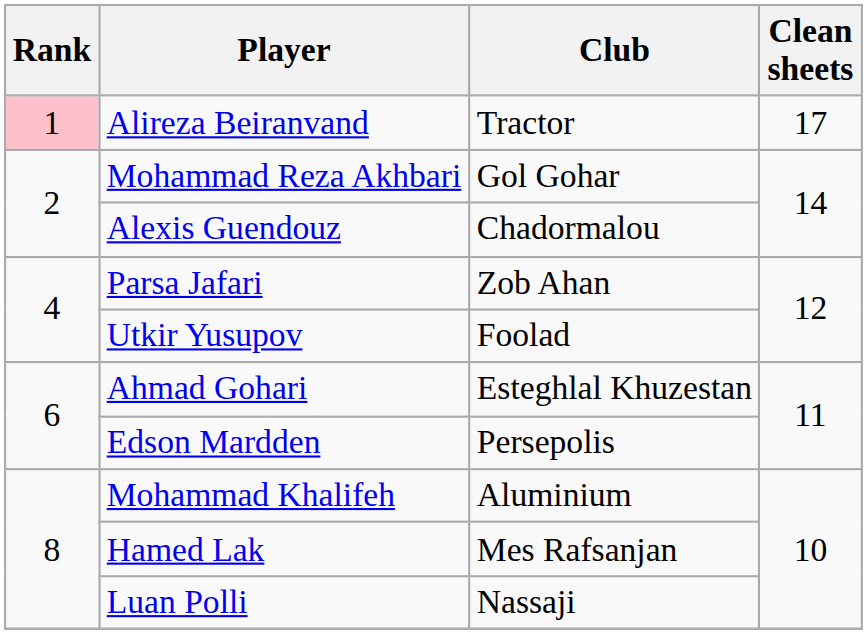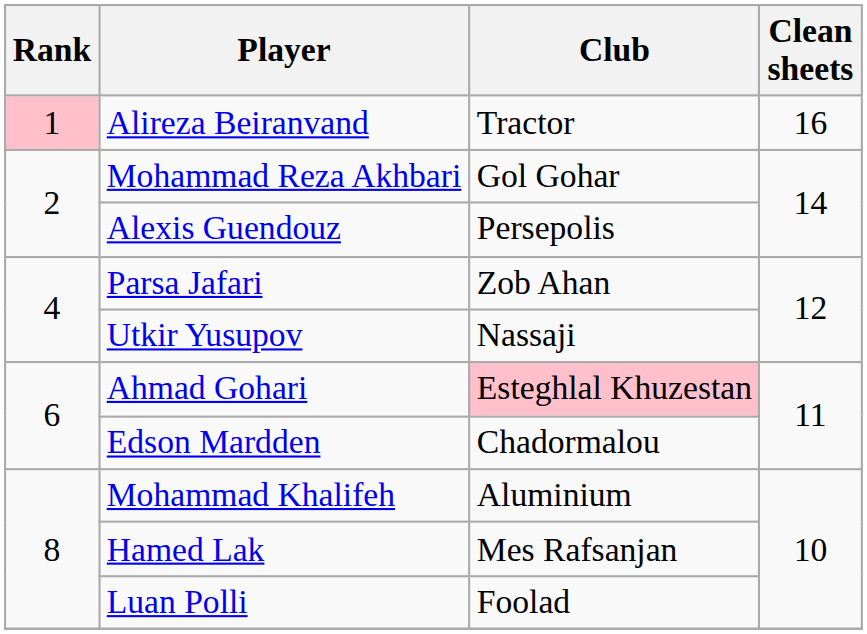(810, 122) 17 -> (810, 122) 16
(568, 228) Chadormalou -> (546, 228) Persepolis
(523, 335) Foolad -> (526, 335) Nassaji
(614, 388) no background -> (614, 388) pink background
(546, 441) Persepolis -> (568, 441) Chadormalou
(526, 601) Nassaji -> (523, 601) Foolad
